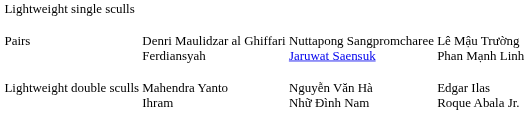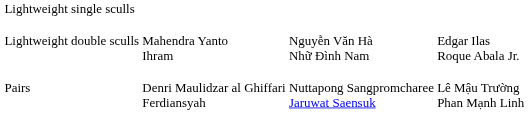rows swapped: (72, 88) <-> (17, 41)
